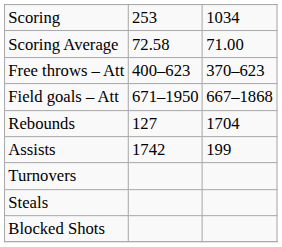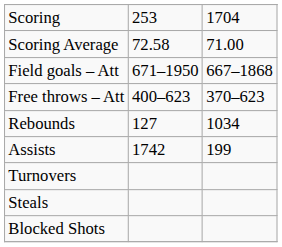(223, 17) 1034 -> (223, 17) 1704
rows swapped: (64, 96) <-> (66, 70)
(223, 123) 1704 -> (223, 123) 1034
